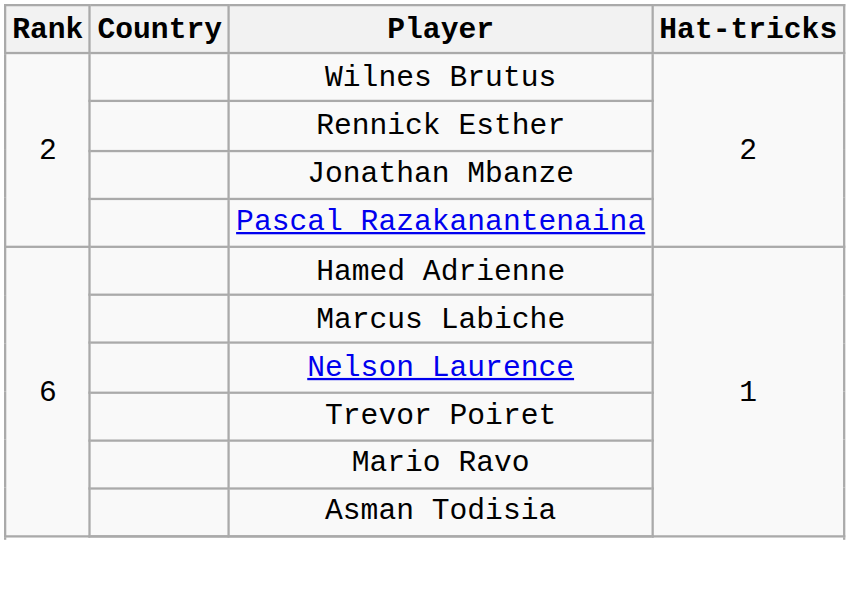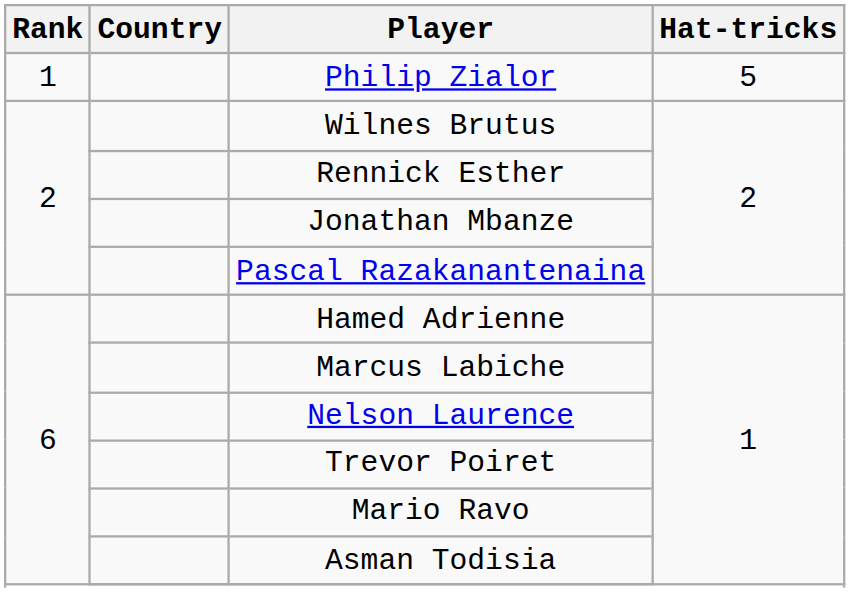+ row: (441, 78)
